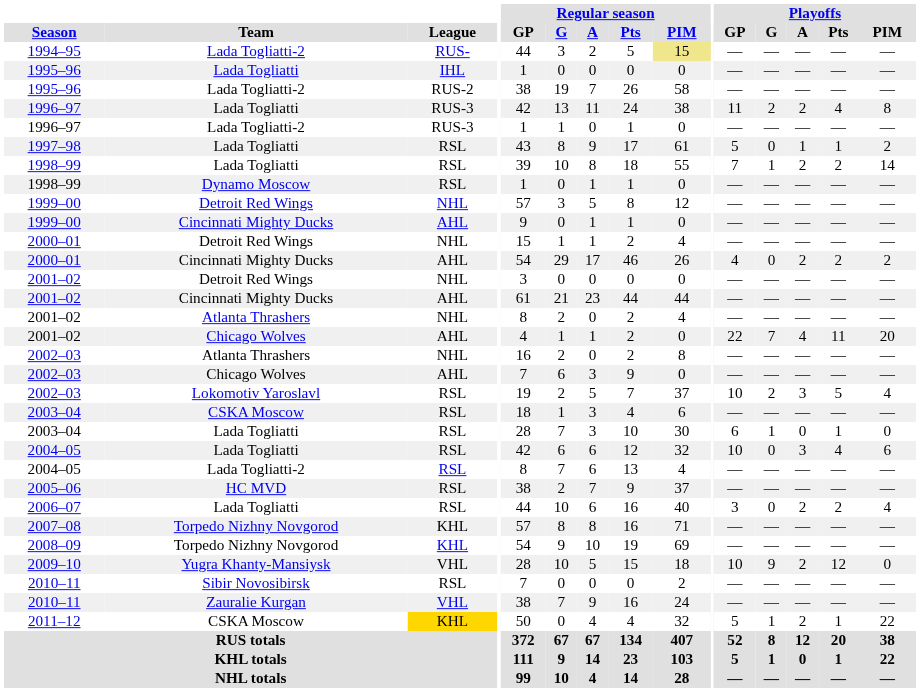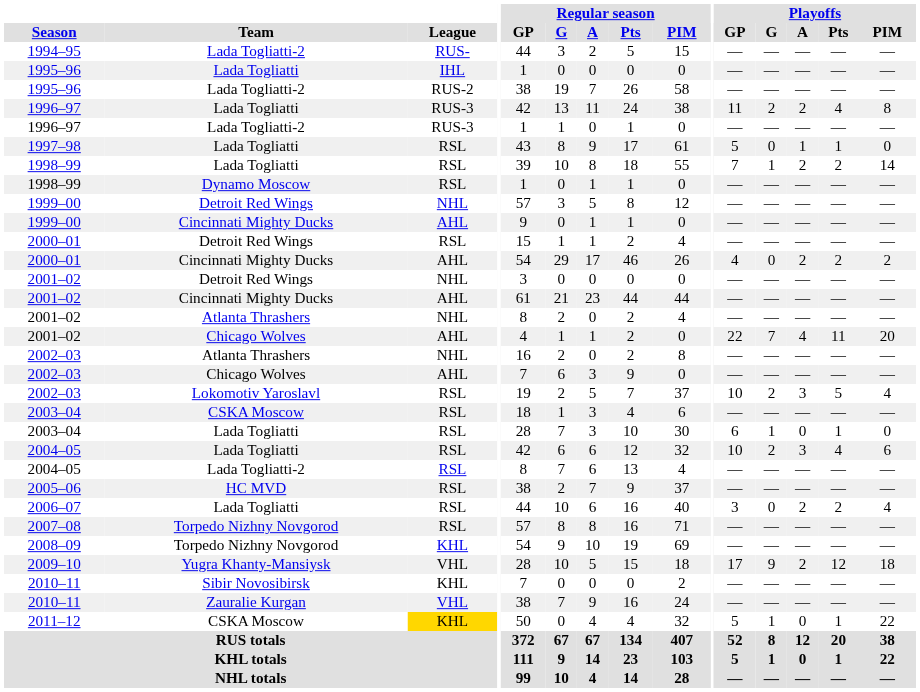(682, 51) khaki background -> (682, 51) no background
(887, 146) 2 -> (887, 146) 0
(452, 241) NHL -> (452, 241) RSL
(771, 450) 0 -> (771, 450) 2
(452, 526) KHL -> (452, 526) RSL
(735, 564) 10 -> (735, 564) 17
(887, 564) 0 -> (887, 564) 18
(452, 583) RSL -> (452, 583) KHL
(803, 621) 2 -> (803, 621) 0
